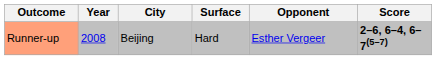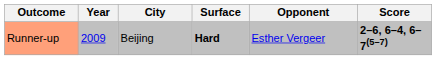(93, 38) 2008 -> (93, 38) 2009
(207, 38) normal -> (207, 38) bold
